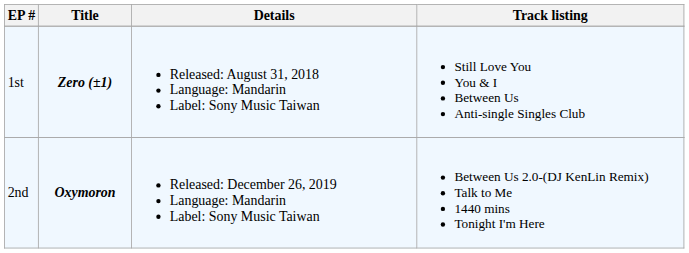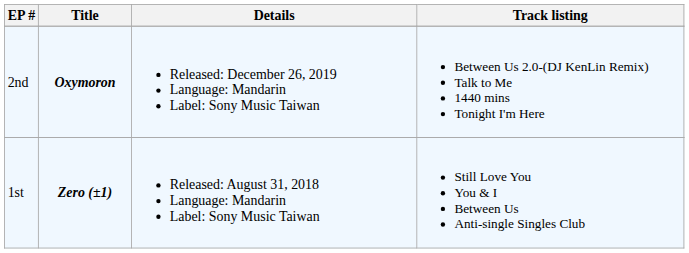rows swapped: (16, 82) <-> (18, 192)
